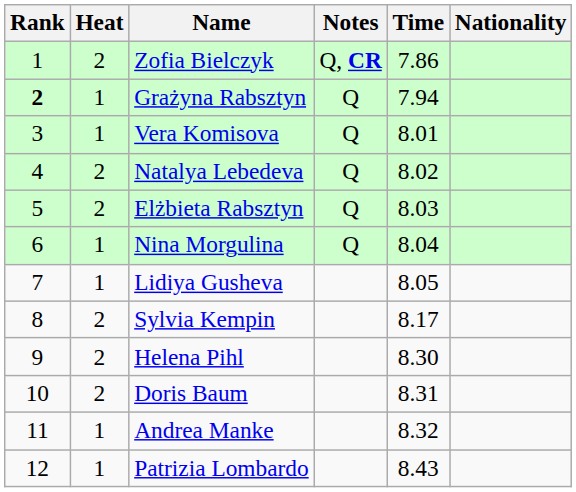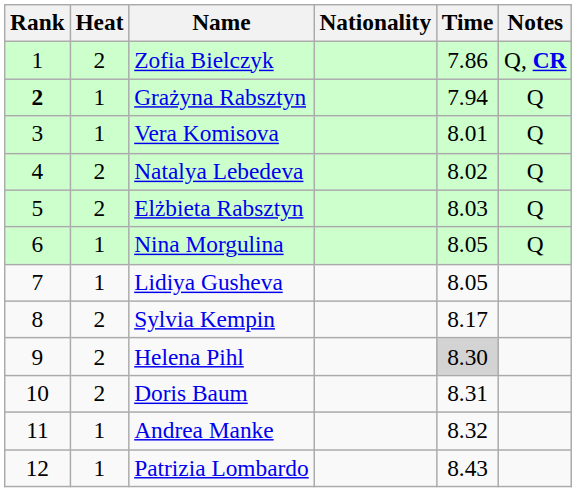columns swapped: (511, 23) <-> (351, 23)
(418, 245) 8.04 -> (468, 245) 8.05
(418, 356) no background -> (468, 356) lightgrey background
